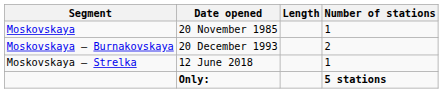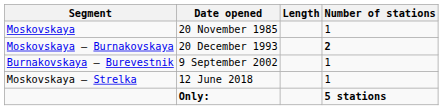(328, 46) normal -> (328, 46) bold
+ row: (90, 63)
